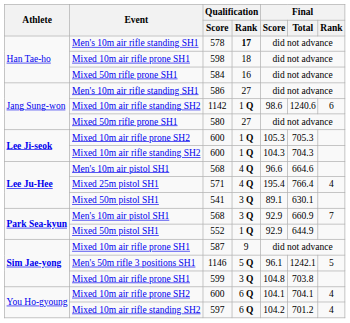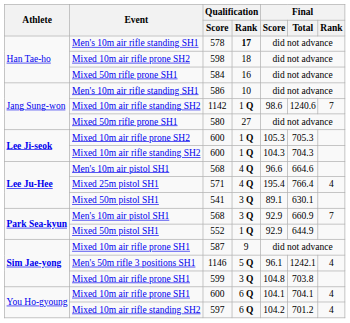(131, 59) Mixed 10m air rifle prone SH1 -> (131, 59) Mixed 10m air rifle prone SH2
(246, 91) 27 -> (246, 91) 10
(331, 106) 6 -> (331, 106) 7
(331, 263) 5 -> (331, 263) 4
(131, 294) Mixed 10m air rifle prone SH2 -> (131, 294) Mixed 10m air rifle prone SH1
